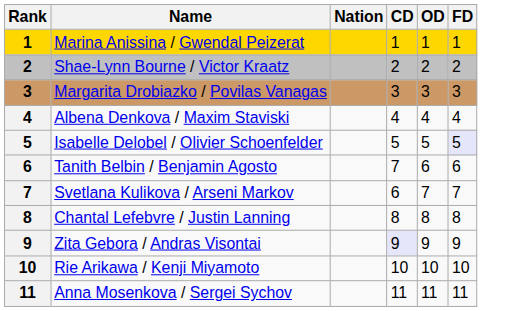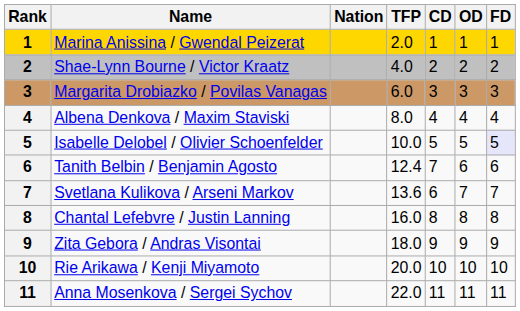+ column: (406, 17)
(395, 243) lavender background -> (433, 243) no background
